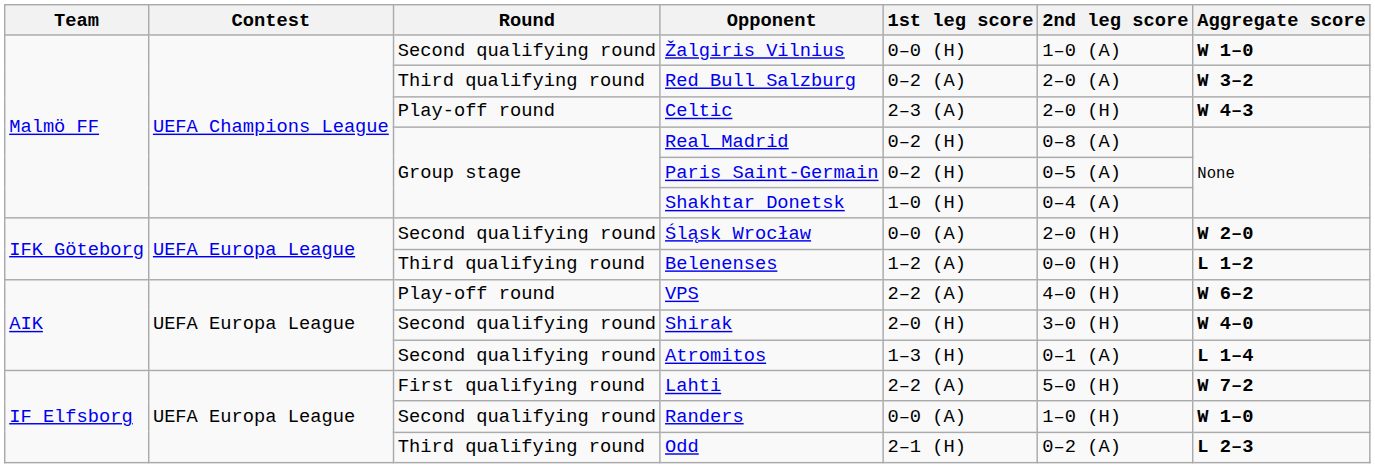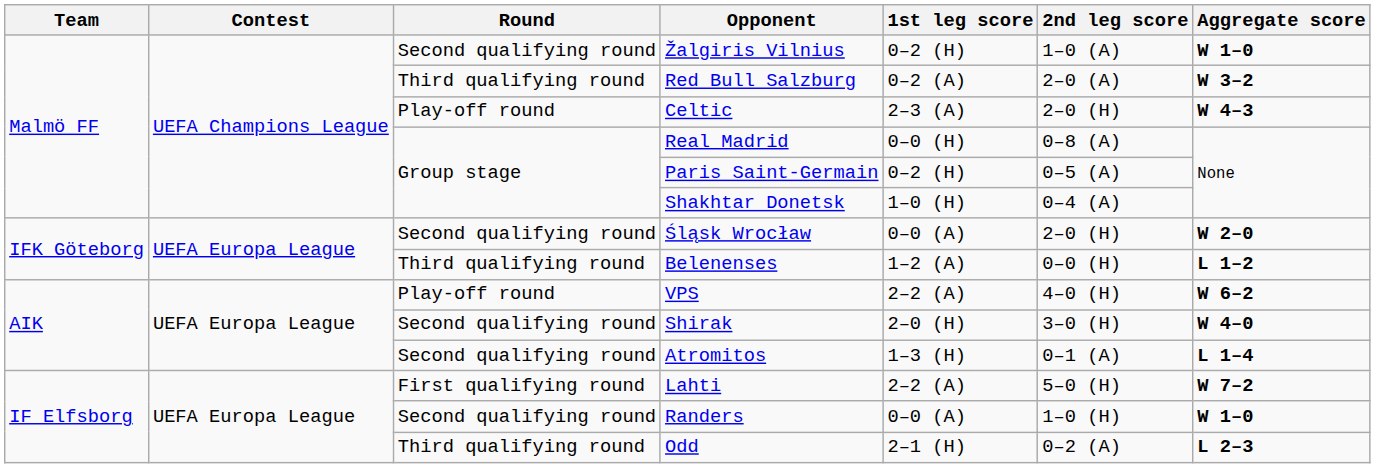(927, 50) 0–0 (H) -> (927, 50) 0–2 (H)
(927, 142) 0–2 (H) -> (927, 142) 0–0 (H)
